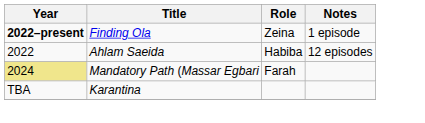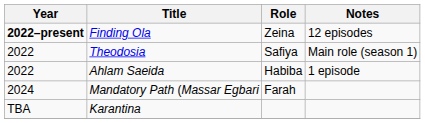(334, 33) 1 episode -> (340, 33) 12 episodes
+ row: (117, 52)
(340, 52) 12 episodes -> (334, 71) 1 episode
(20, 71) khaki background -> (20, 90) no background
